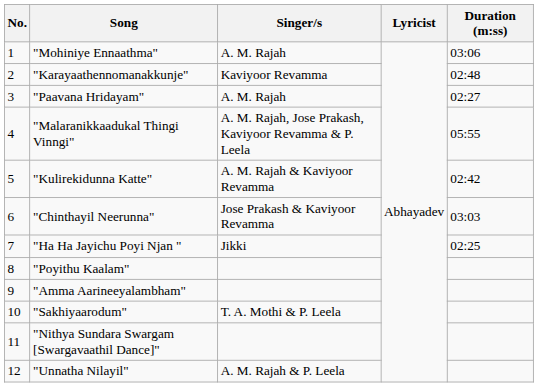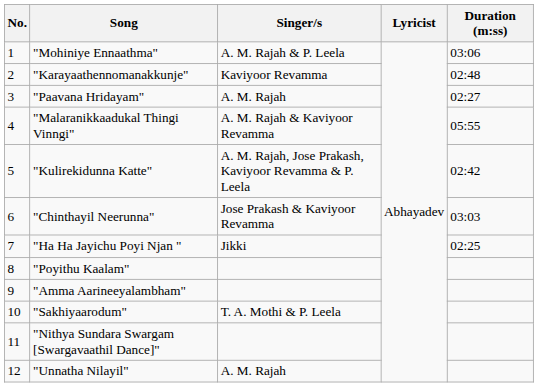(253, 53) A. M. Rajah -> (283, 53) A. M. Rajah & P. Leela
(292, 134) A. M. Rajah, Jose Prakash, Kaviyoor Revamma & P. Leela -> (287, 126) A. M. Rajah & Kaviyoor Revamma
(287, 179) A. M. Rajah & Kaviyoor Revamma -> (292, 171) A. M. Rajah, Jose Prakash, Kaviyoor Revamma & P. Leela
(283, 371) A. M. Rajah & P. Leela -> (253, 371) A. M. Rajah
